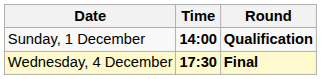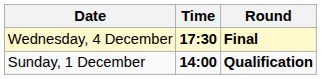rows swapped: (76, 39) <-> (90, 62)
